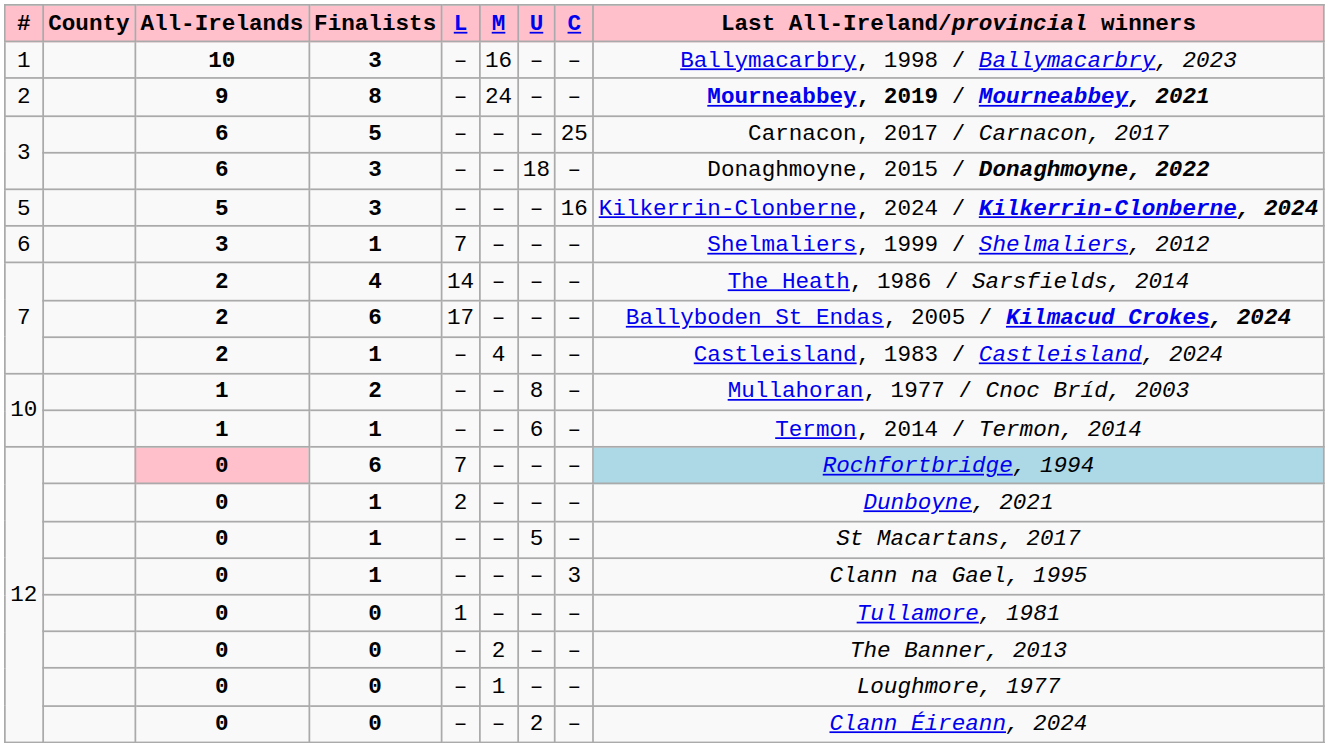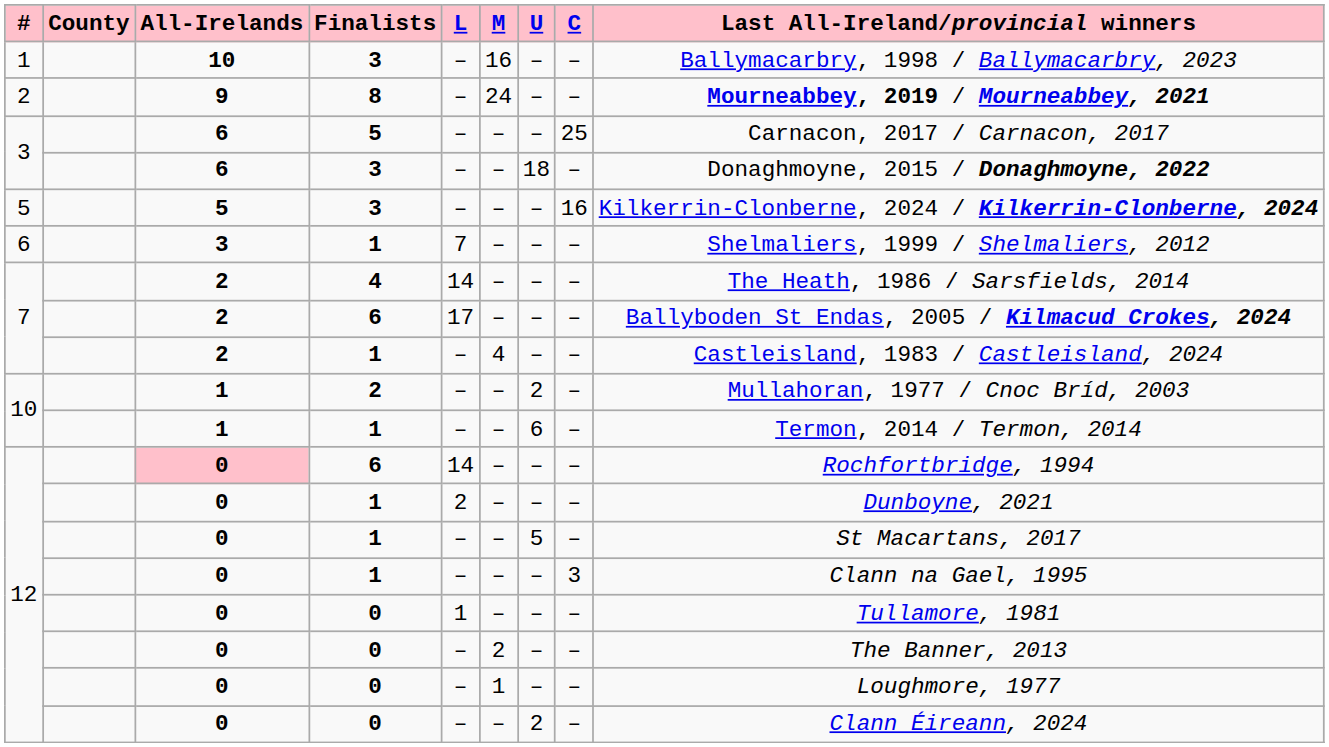(536, 392) 8 -> (536, 392) 2
(461, 466) 7 -> (461, 466) 14
(958, 466) lightblue background -> (958, 466) no background
